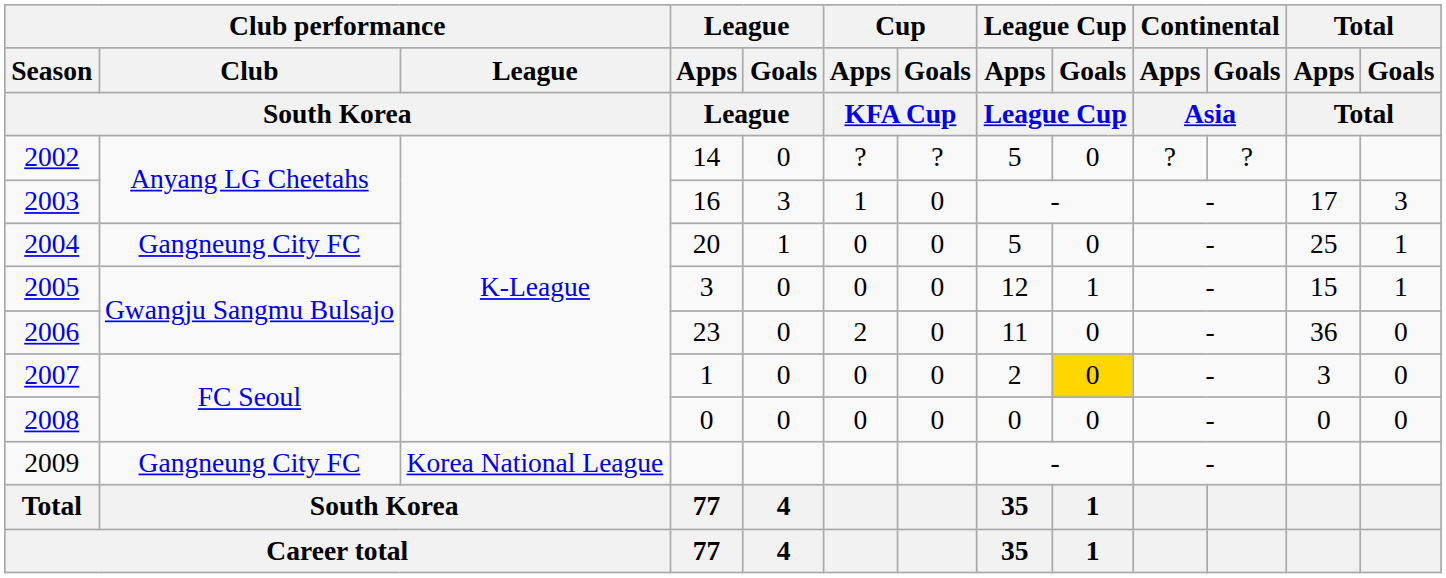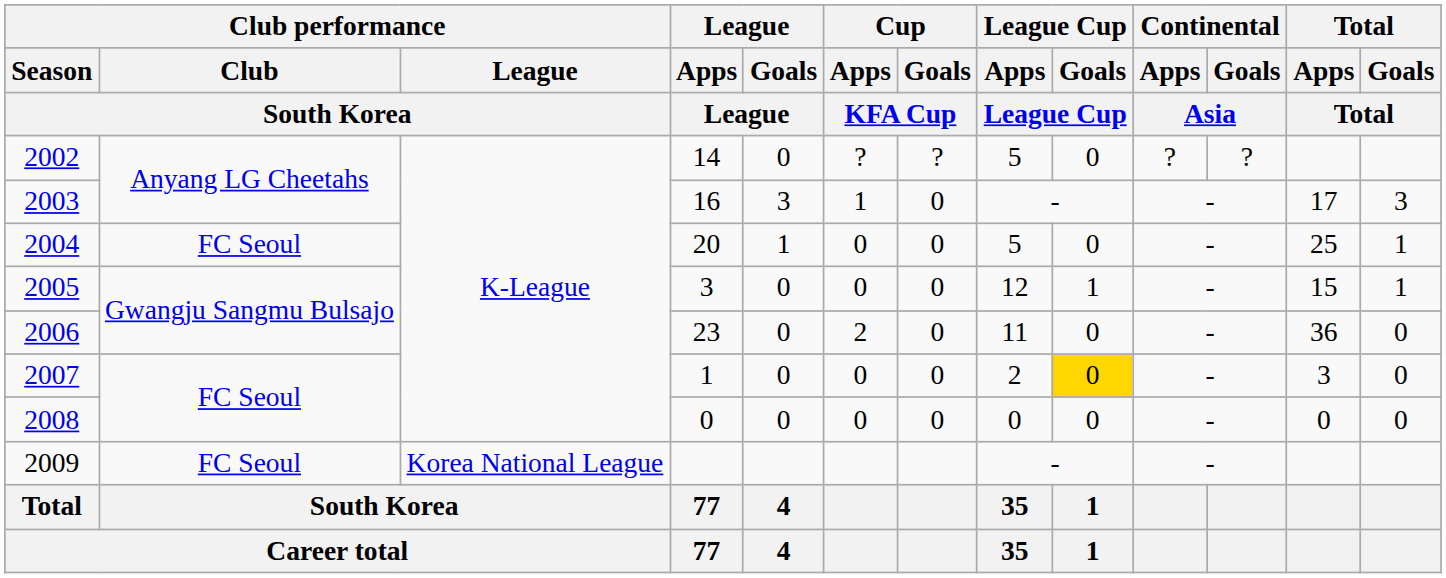(249, 244) Gangneung City FC -> (249, 244) FC Seoul
(249, 462) Gangneung City FC -> (249, 462) FC Seoul
